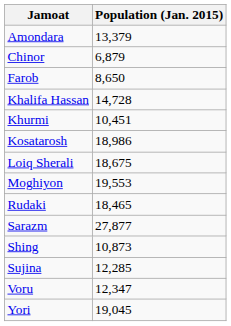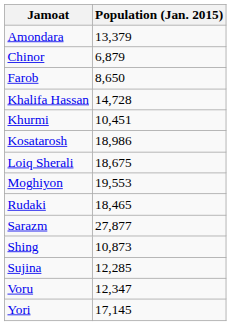(113, 309) 19,045 -> (113, 309) 17,145
